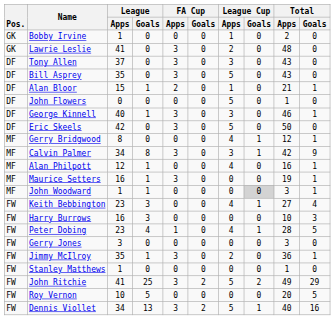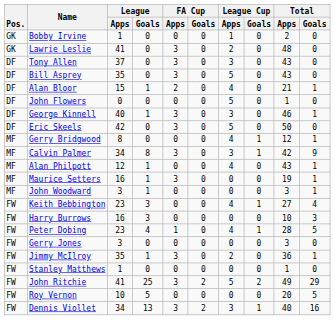(231, 88) 1 -> (231, 88) 4
(287, 166) 16 -> (287, 166) 43
(120, 192) 1 -> (120, 192) 3
(259, 192) lightgrey background -> (259, 192) no background
(231, 308) 5 -> (231, 308) 3
